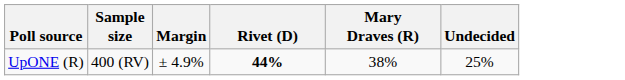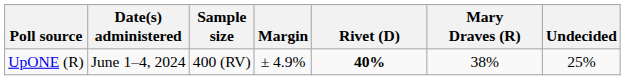+ column: (138, 26)
(268, 61) 44% -> (369, 61) 40%
